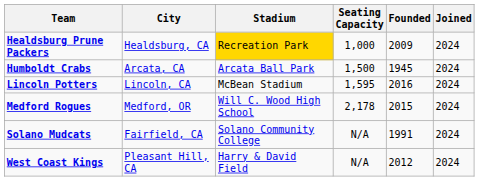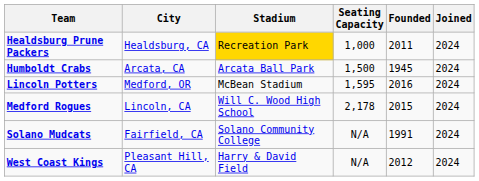(401, 46) 2009 -> (401, 46) 2011
(158, 85) Lincoln, CA -> (158, 85) Medford, OR
(158, 107) Medford, OR -> (158, 107) Lincoln, CA
